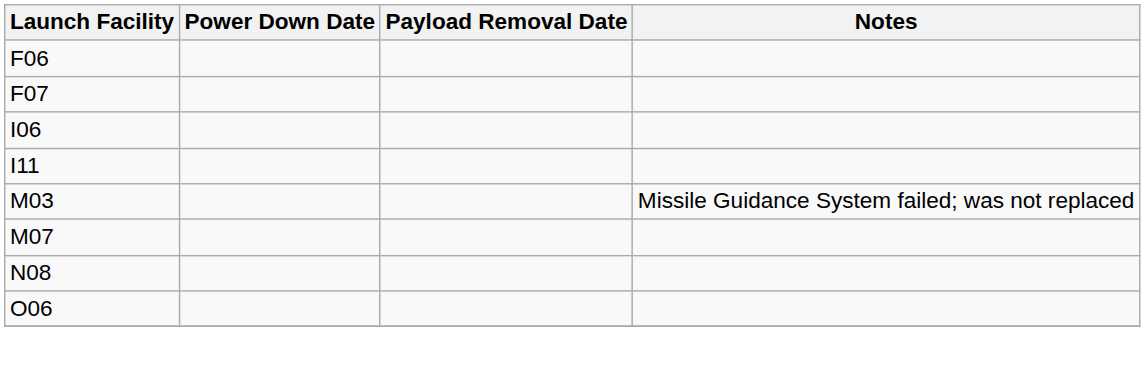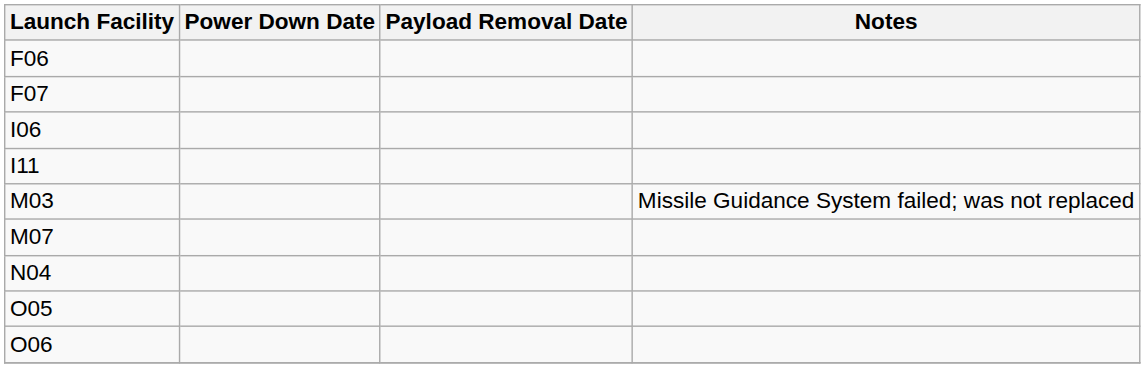+ row: (31, 272)
- row: (31, 272)
+ row: (31, 308)
